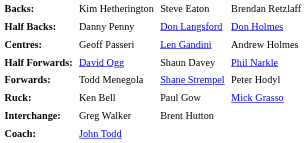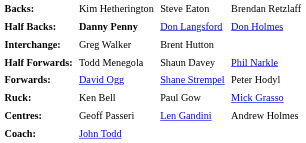(107, 26) normal -> (108, 26) bold
rows swapped: (23, 44) <-> (33, 116)
(102, 62) David Ogg -> (111, 62) Todd Menegola
(111, 80) Todd Menegola -> (102, 80) David Ogg
